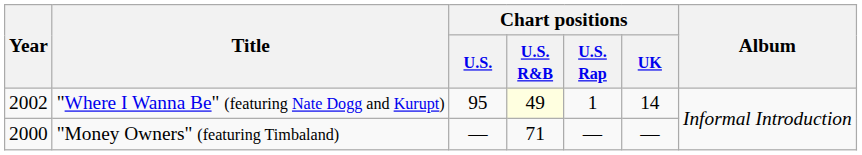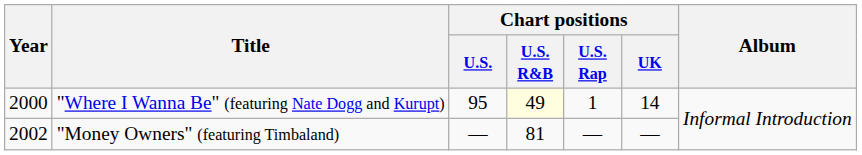(28, 103) 2002 -> (28, 103) 2000
(28, 133) 2000 -> (28, 133) 2002
(535, 133) 71 -> (535, 133) 81
